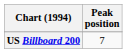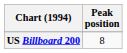(102, 40) 7 -> (102, 40) 8
